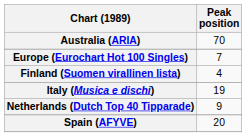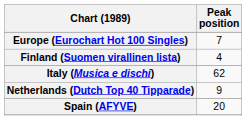- row: (100, 40)
(219, 90) 19 -> (219, 73) 62
